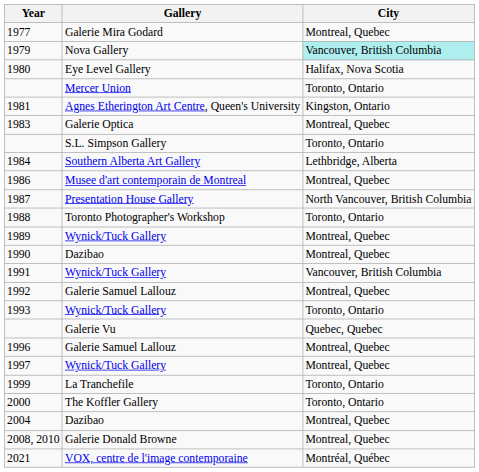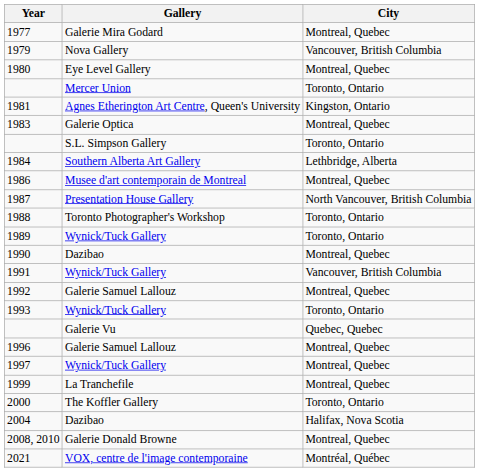(373, 50) paleturquoise background -> (373, 50) no background
(355, 69) Halifax, Nova Scotia -> (348, 69) Montreal, Quebec
(348, 236) Montreal, Quebec -> (345, 236) Toronto, Ontario
(345, 384) Toronto, Ontario -> (348, 384) Montreal, Quebec
(348, 421) Montreal, Quebec -> (355, 421) Halifax, Nova Scotia
